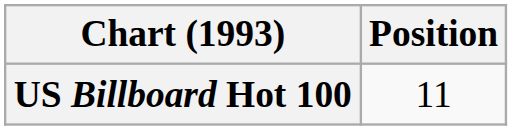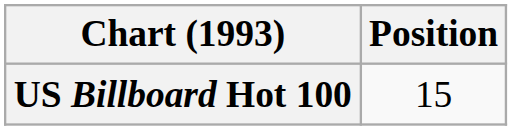(434, 93) 11 -> (434, 93) 15
